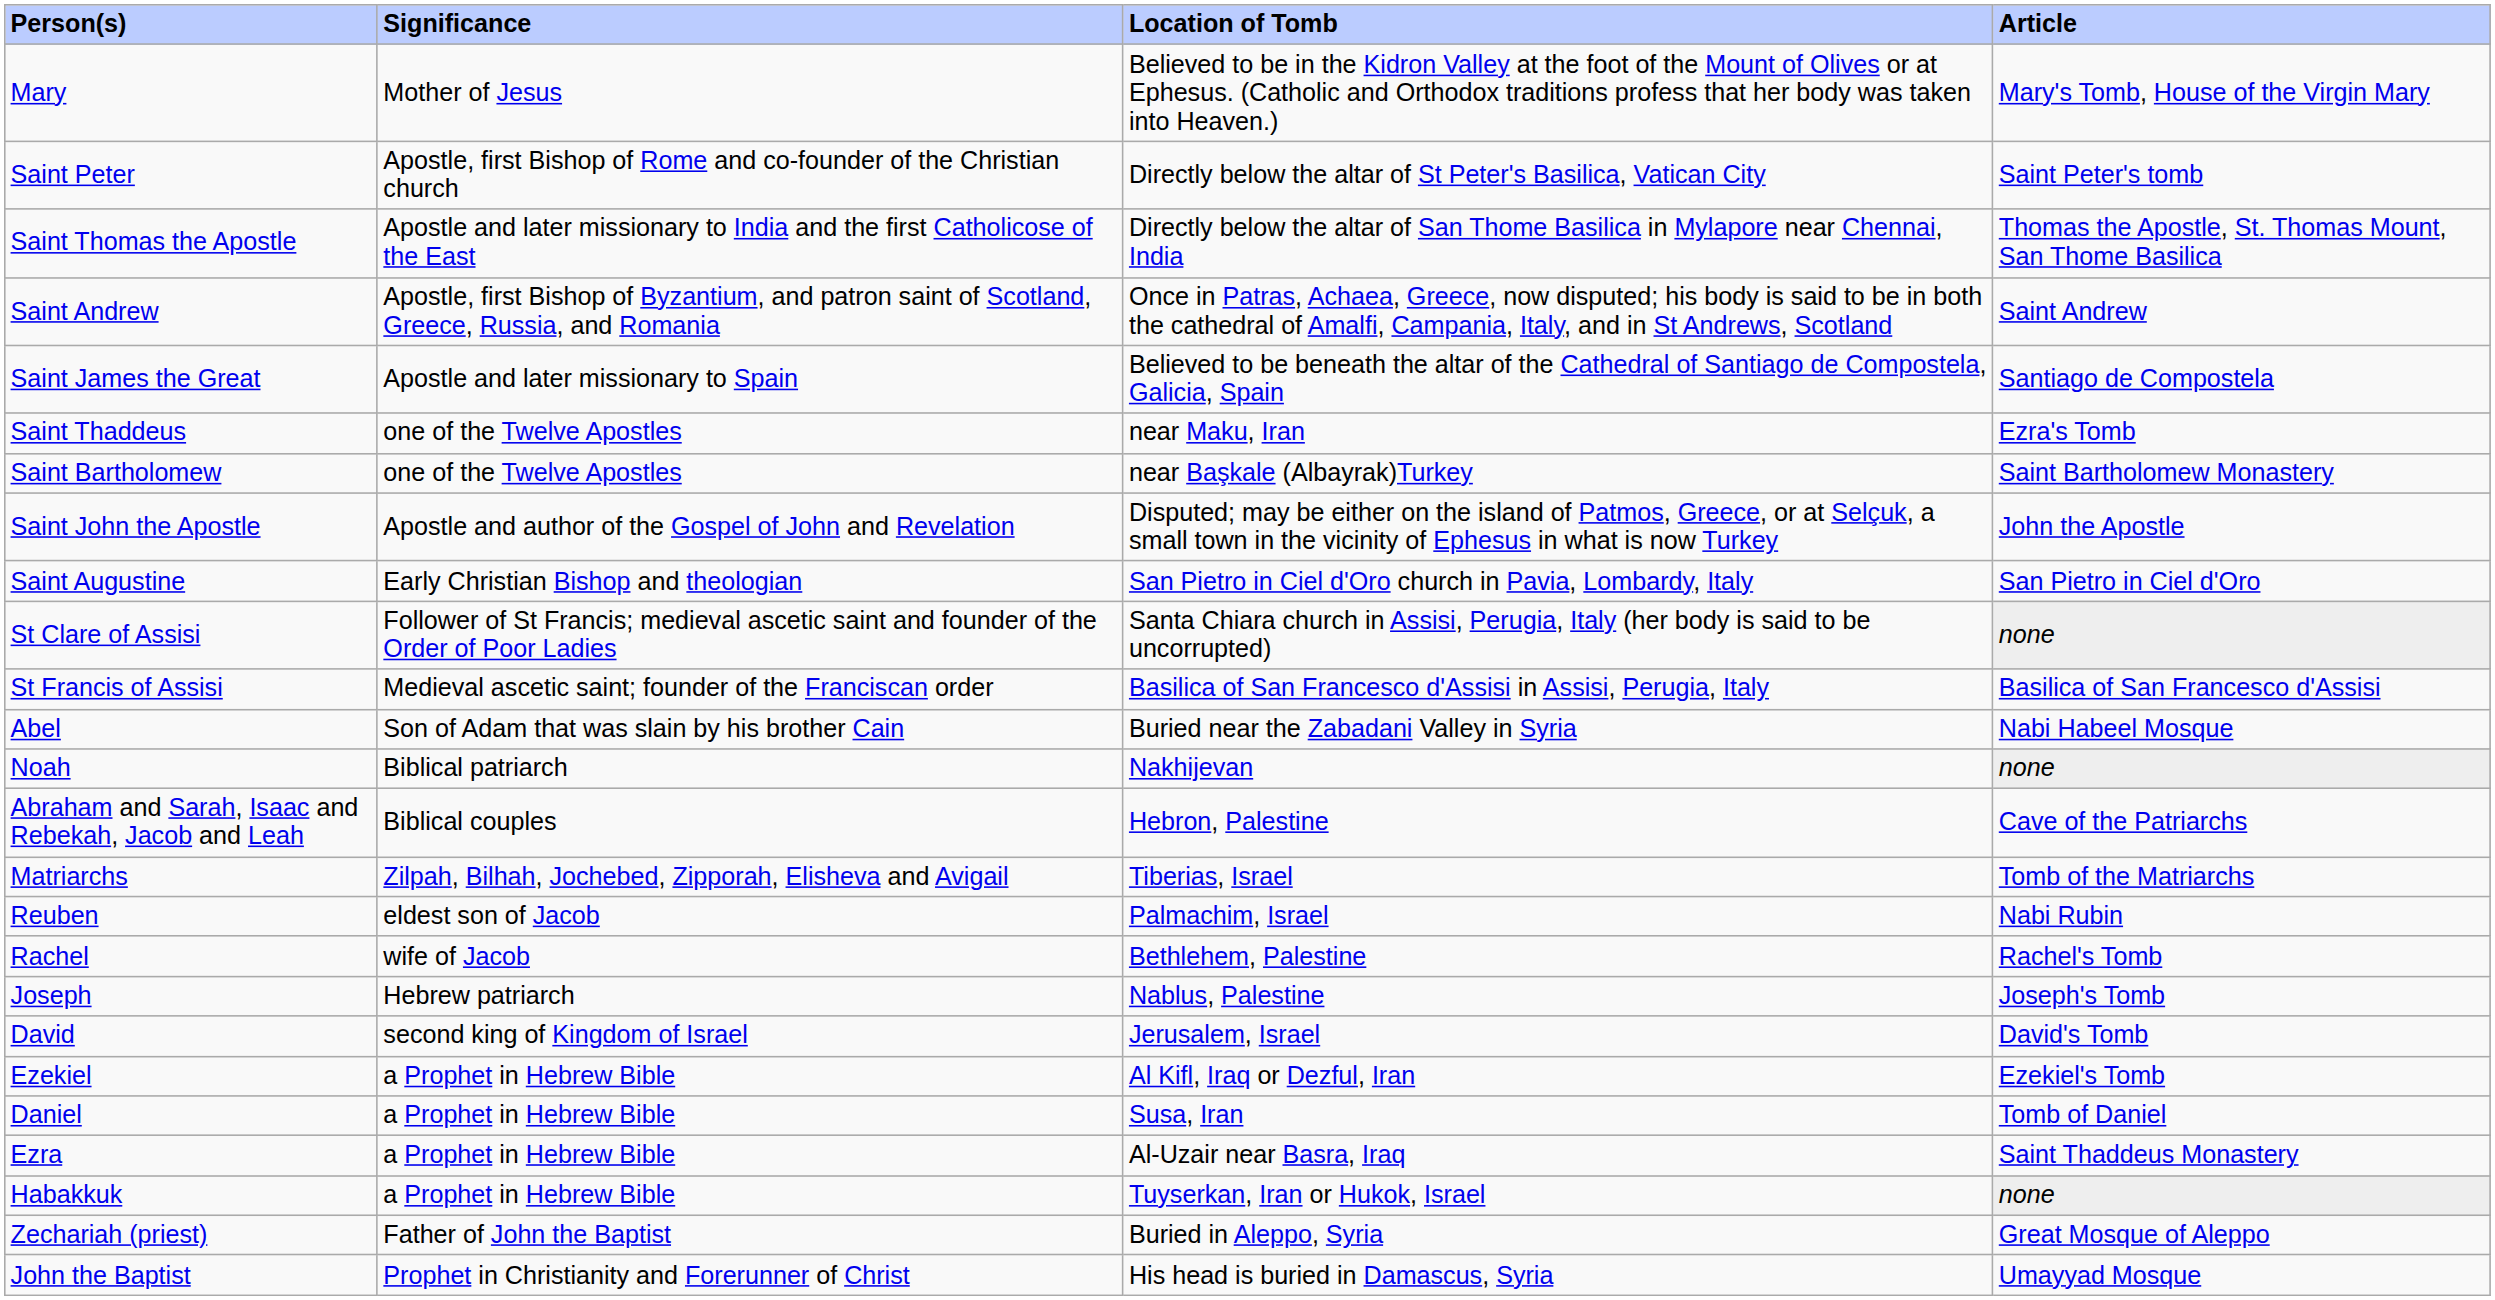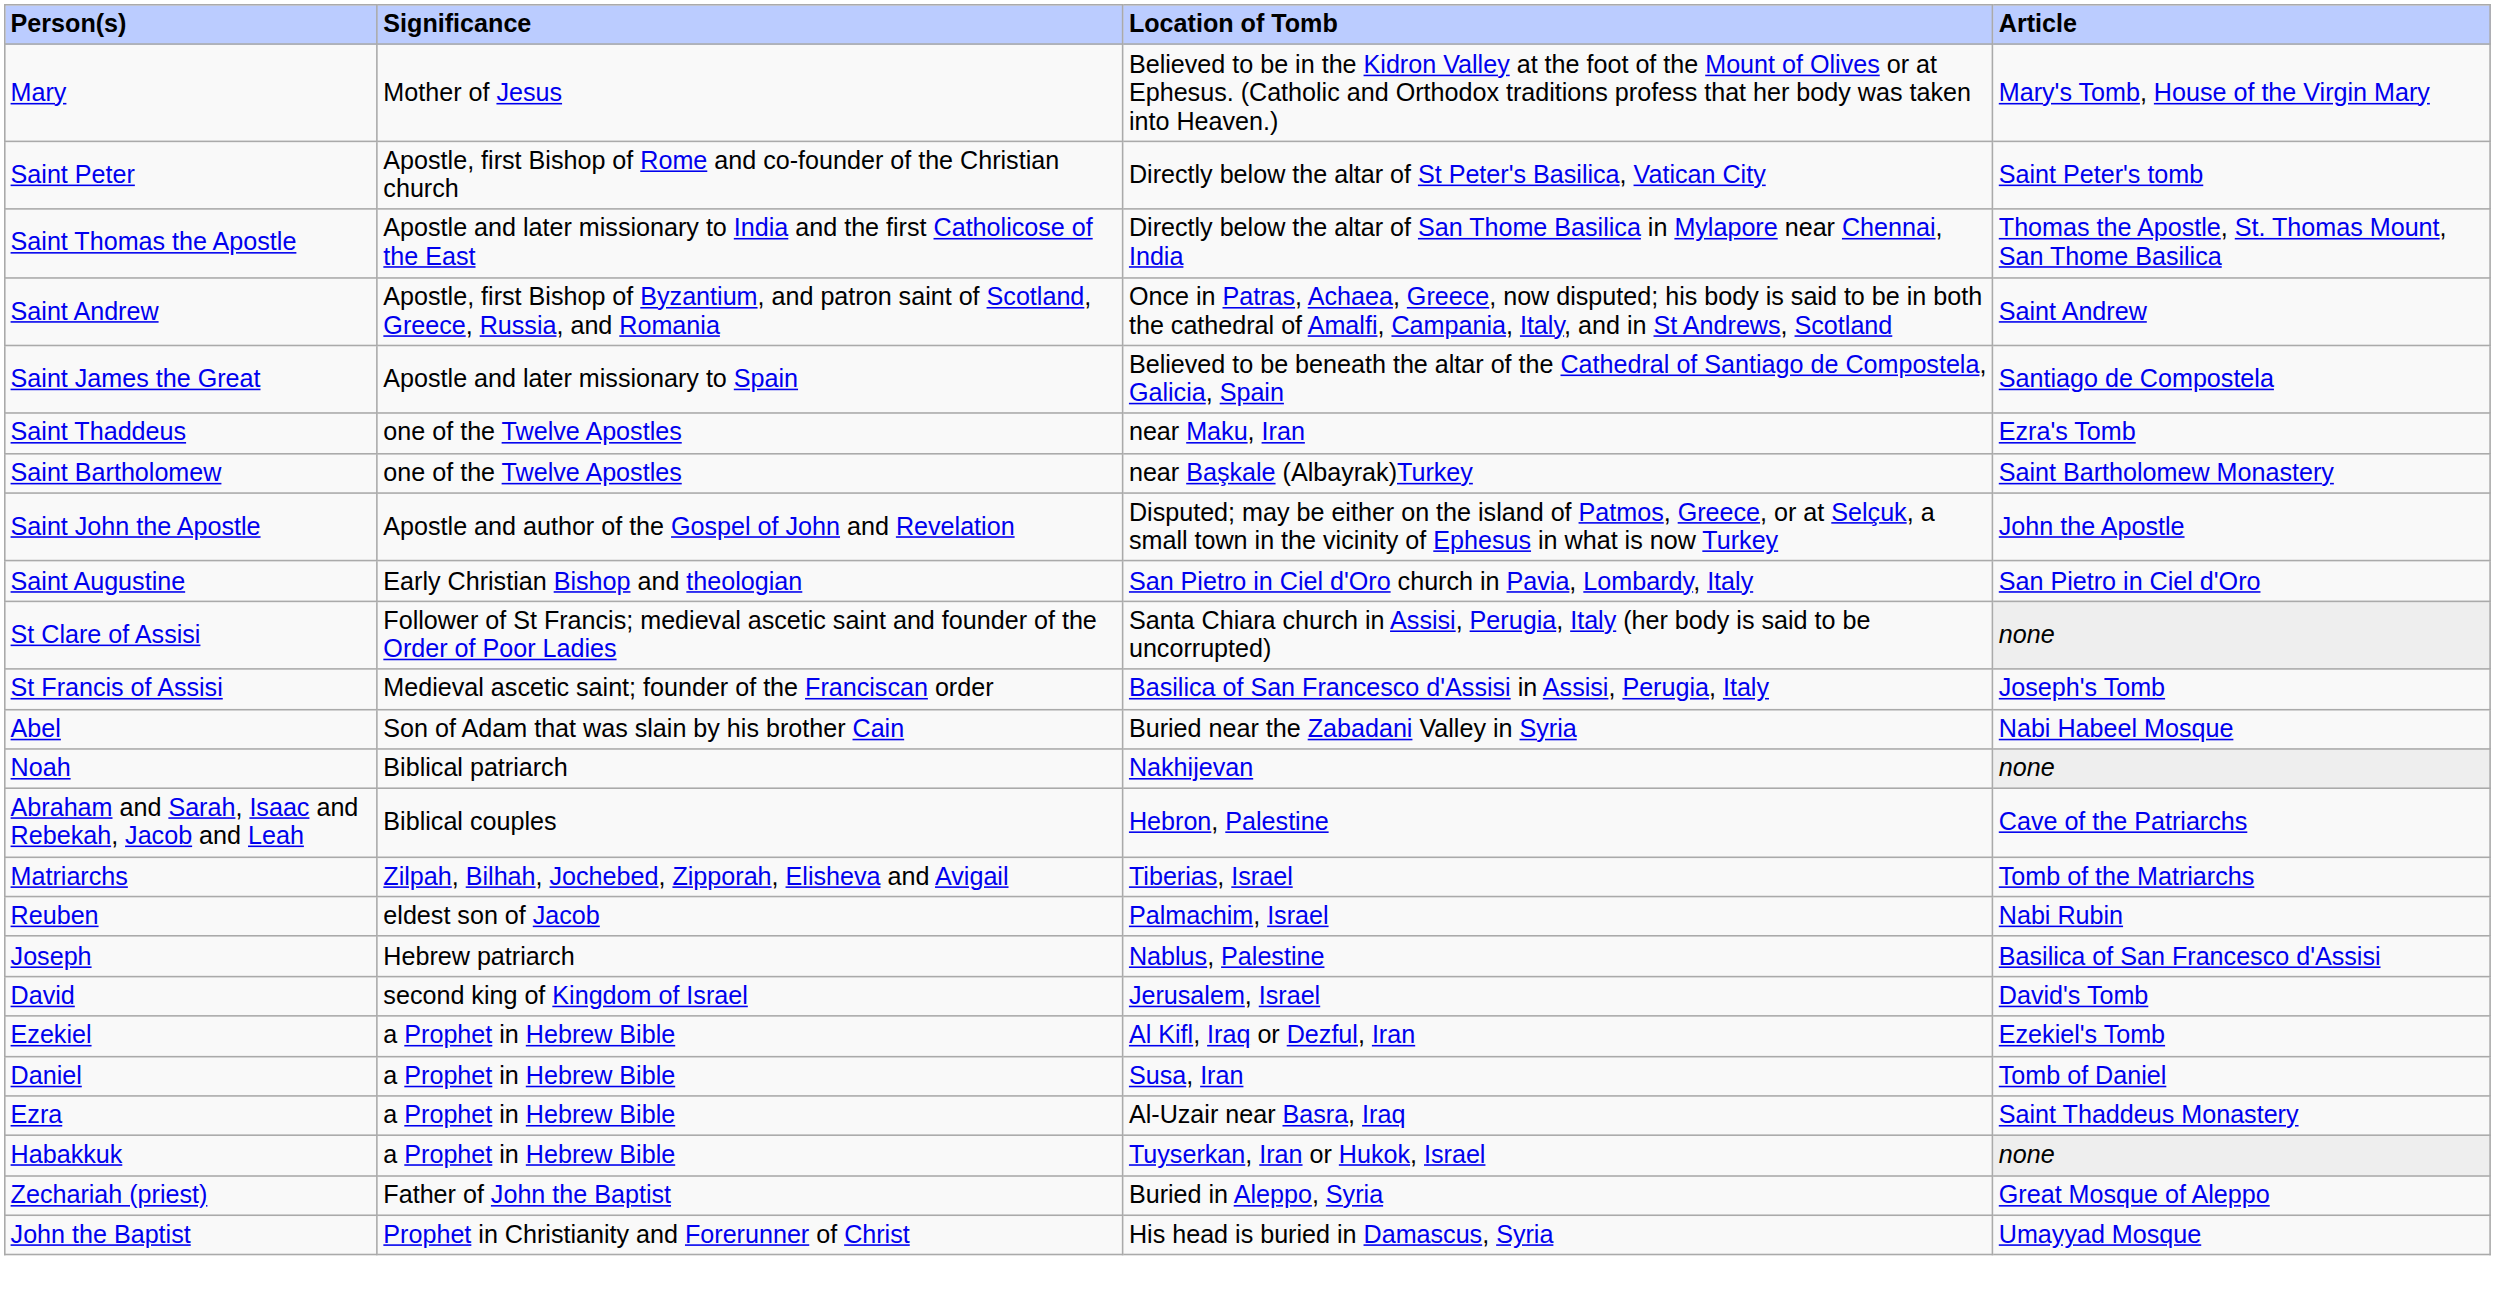(2190, 688) Basilica of San Francesco d'Assisi -> (2082, 688) Joseph's Tomb
- row: (50, 956)
(2082, 995) Joseph's Tomb -> (2190, 956) Basilica of San Francesco d'Assisi
